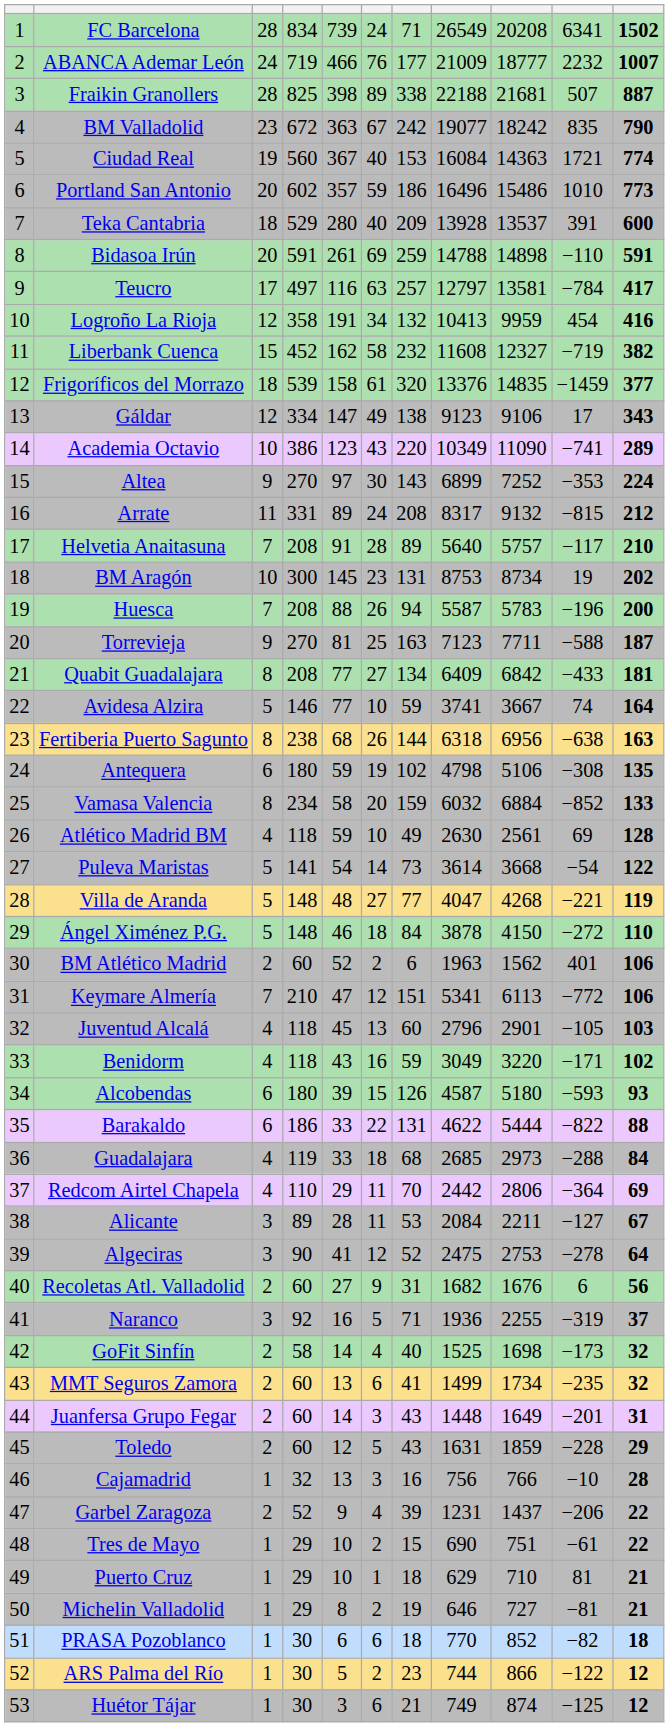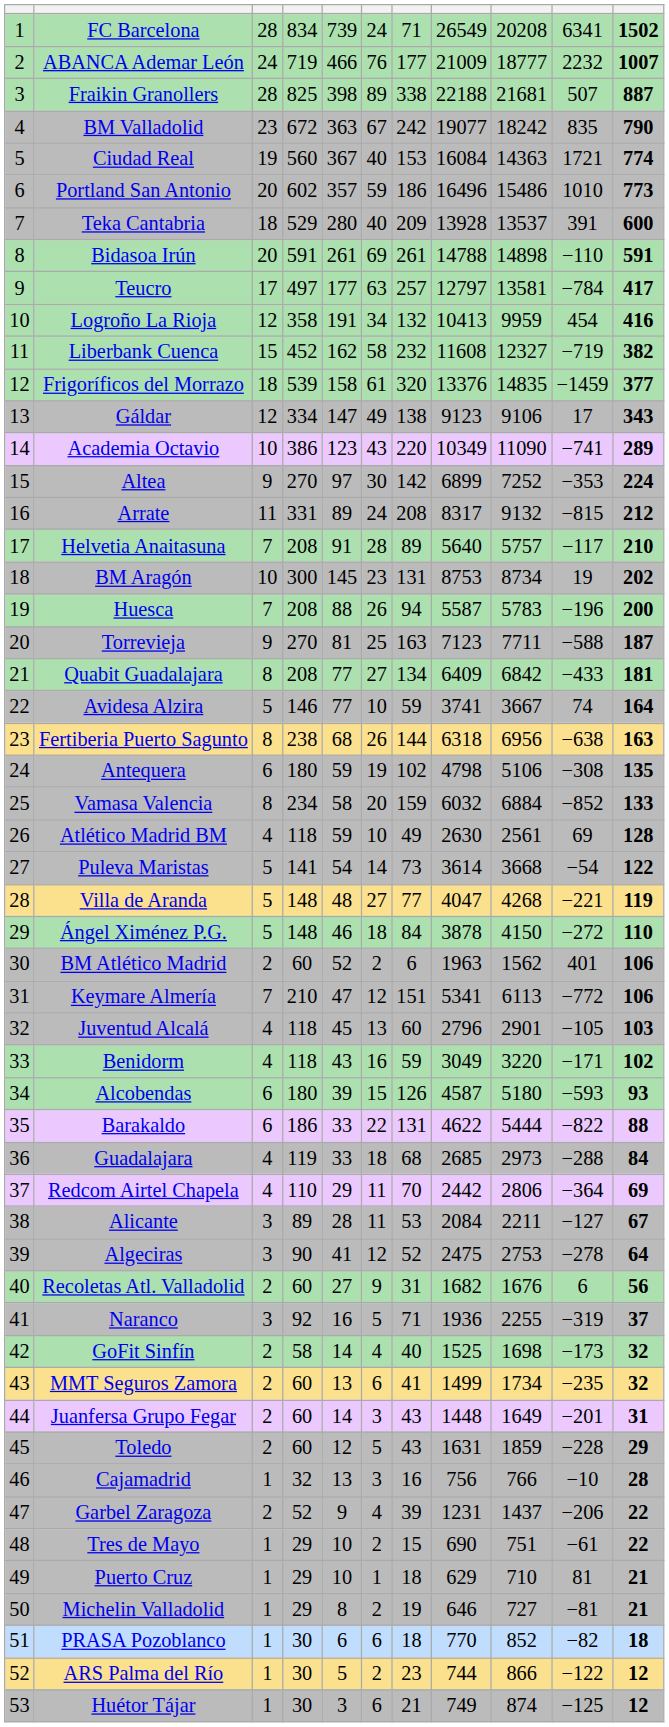(411, 255) 259 -> (411, 255) 261
(342, 287) 116 -> (342, 287) 177
(411, 481) 143 -> (411, 481) 142
